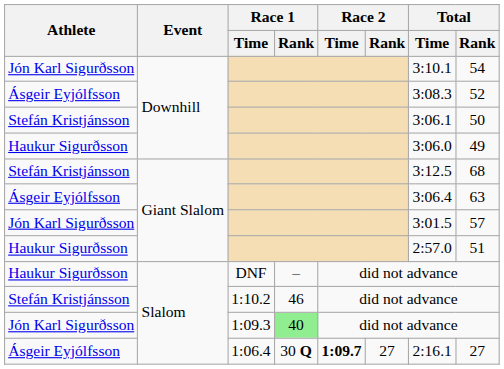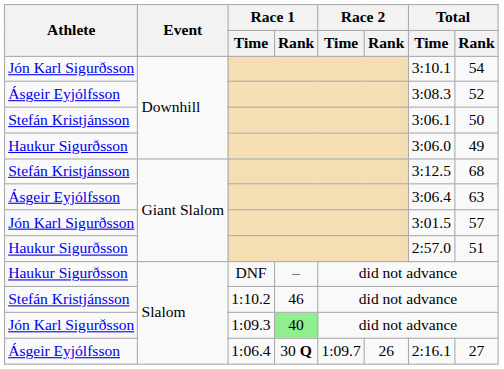(342, 351) bold -> (341, 351) normal
(387, 351) 27 -> (386, 351) 26
